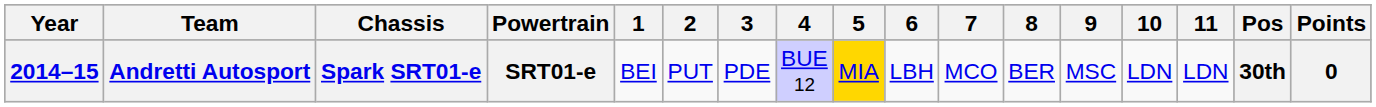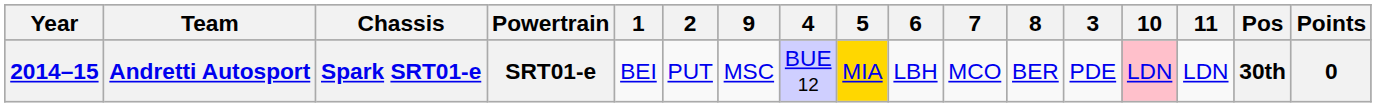columns swapped: (747, 22) <-> (1091, 22)
(1150, 71) no background -> (1150, 71) pink background
